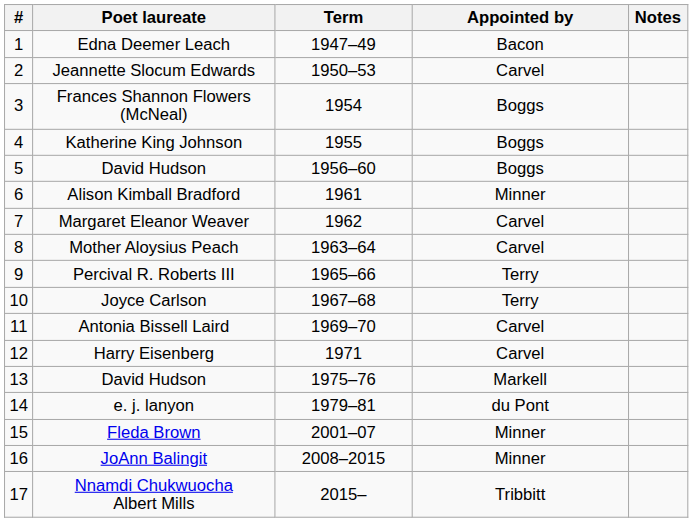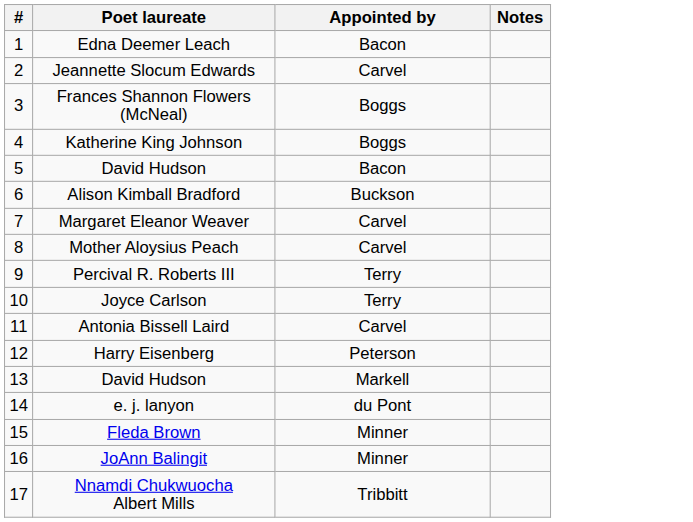- column: (343, 17)
(520, 168) Boggs -> (382, 168) Bacon
(520, 194) Minner -> (382, 194) Buckson
(520, 353) Carvel -> (382, 353) Peterson
